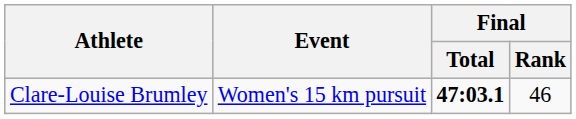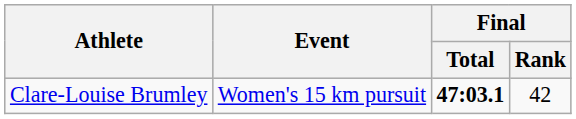(540, 95) 46 -> (540, 95) 42
